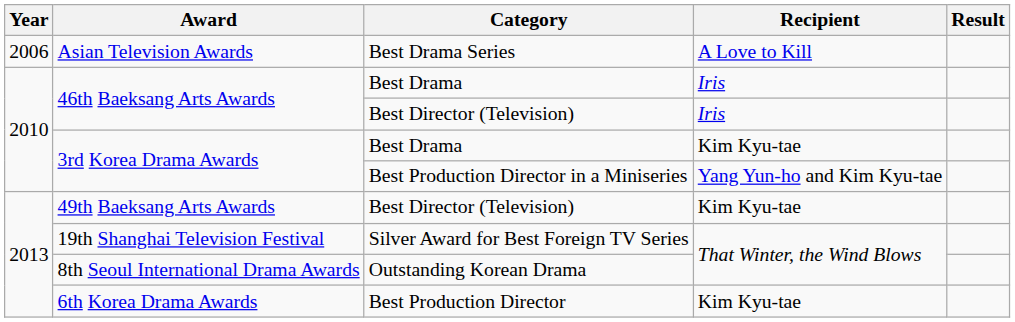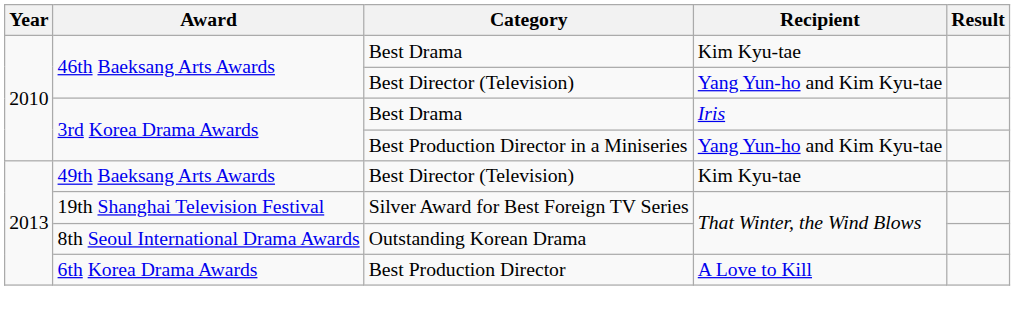- row: (155, 51)
(711, 82) Iris -> (749, 51) Kim Kyu-tae
(711, 113) Iris -> (820, 82) Yang Yun-ho and Kim Kyu-tae
(749, 144) Kim Kyu-tae -> (711, 113) Iris
(749, 301) Kim Kyu-tae -> (755, 269) A Love to Kill
